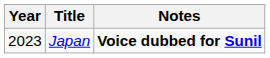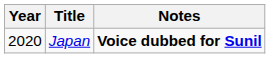(25, 40) 2023 -> (25, 40) 2020
